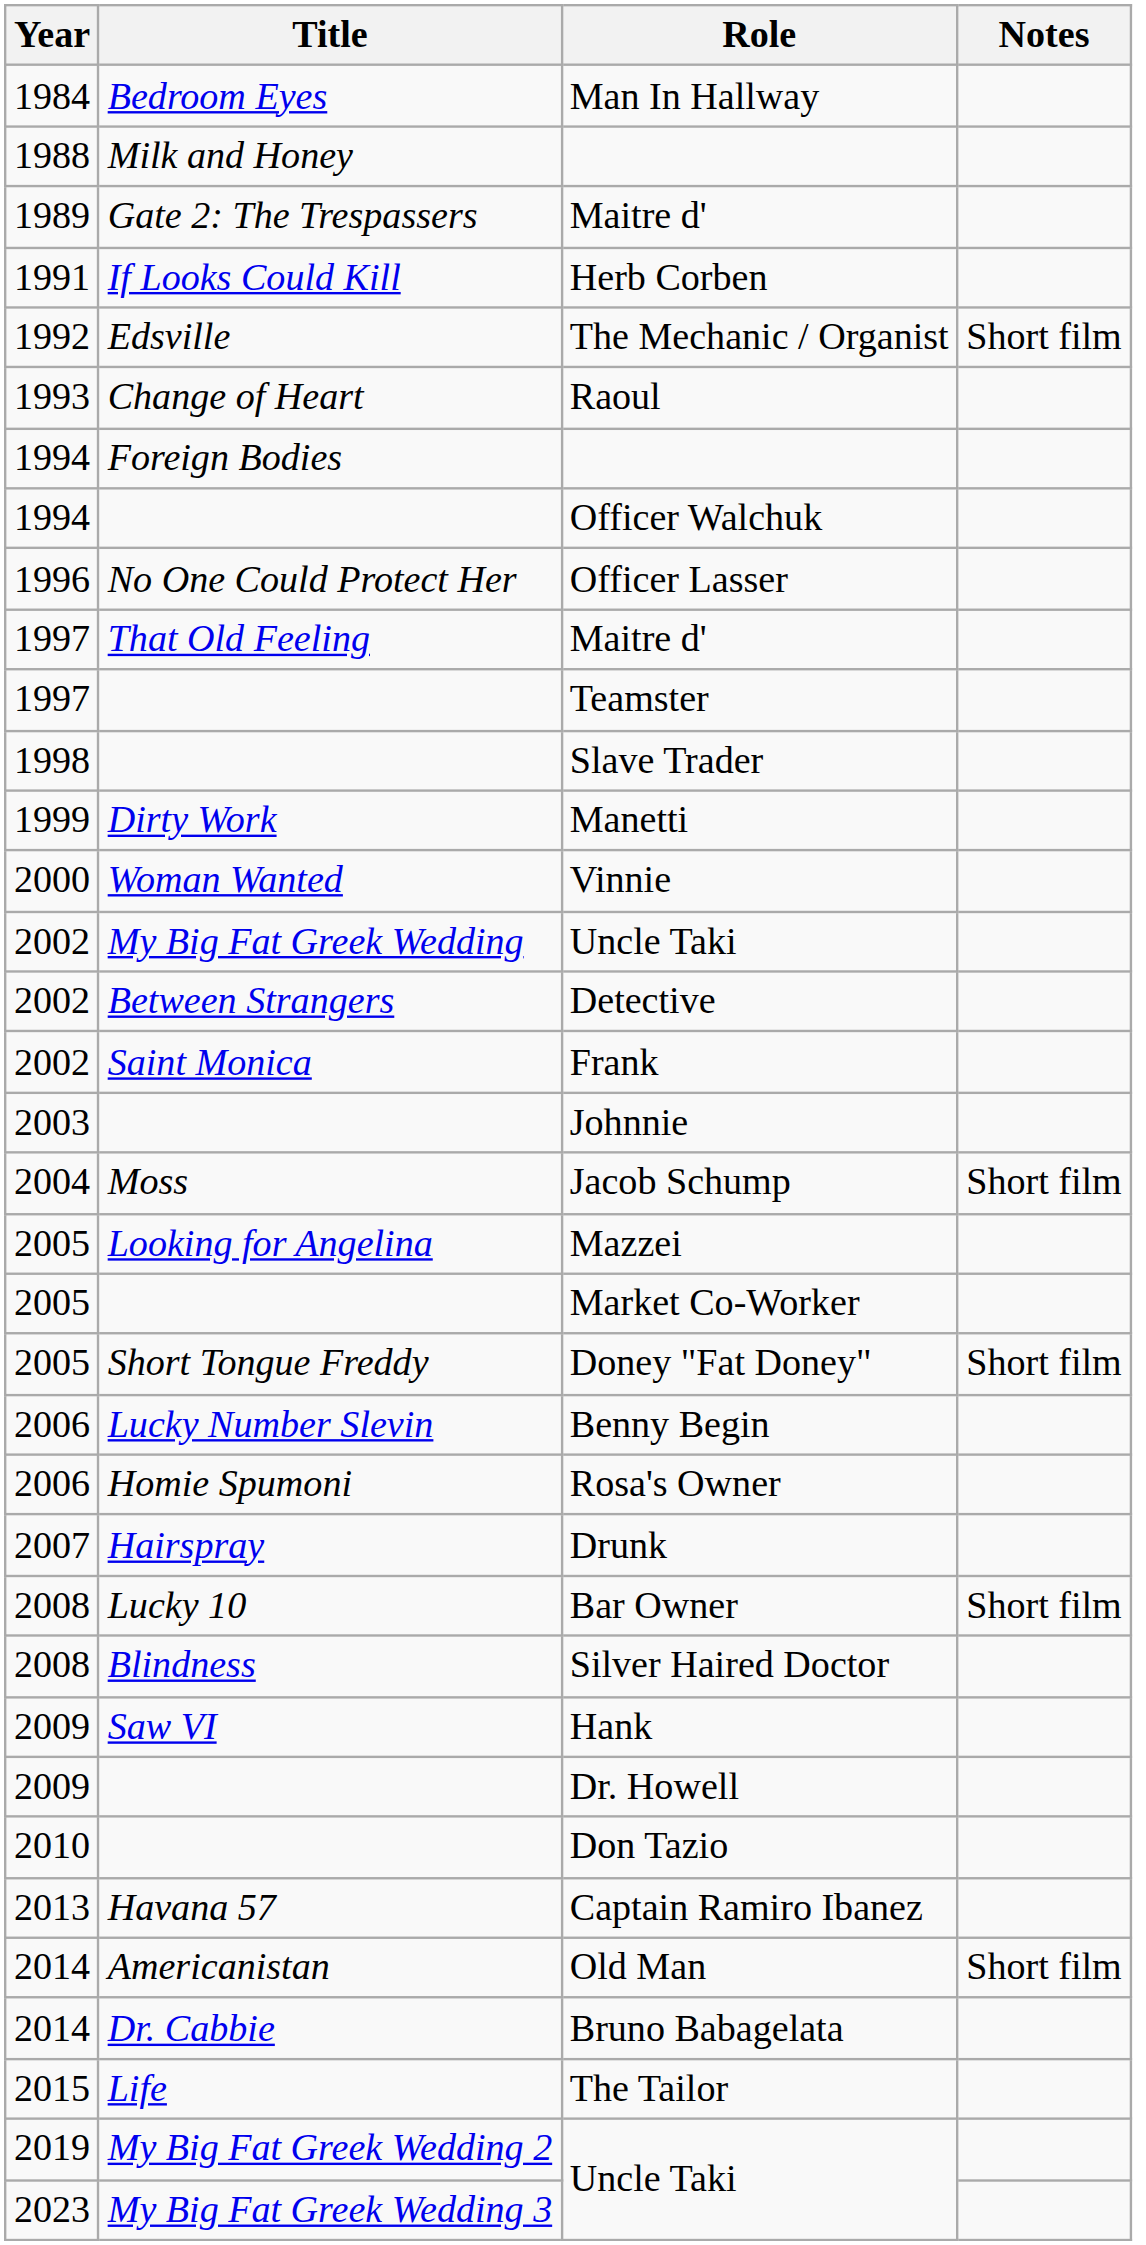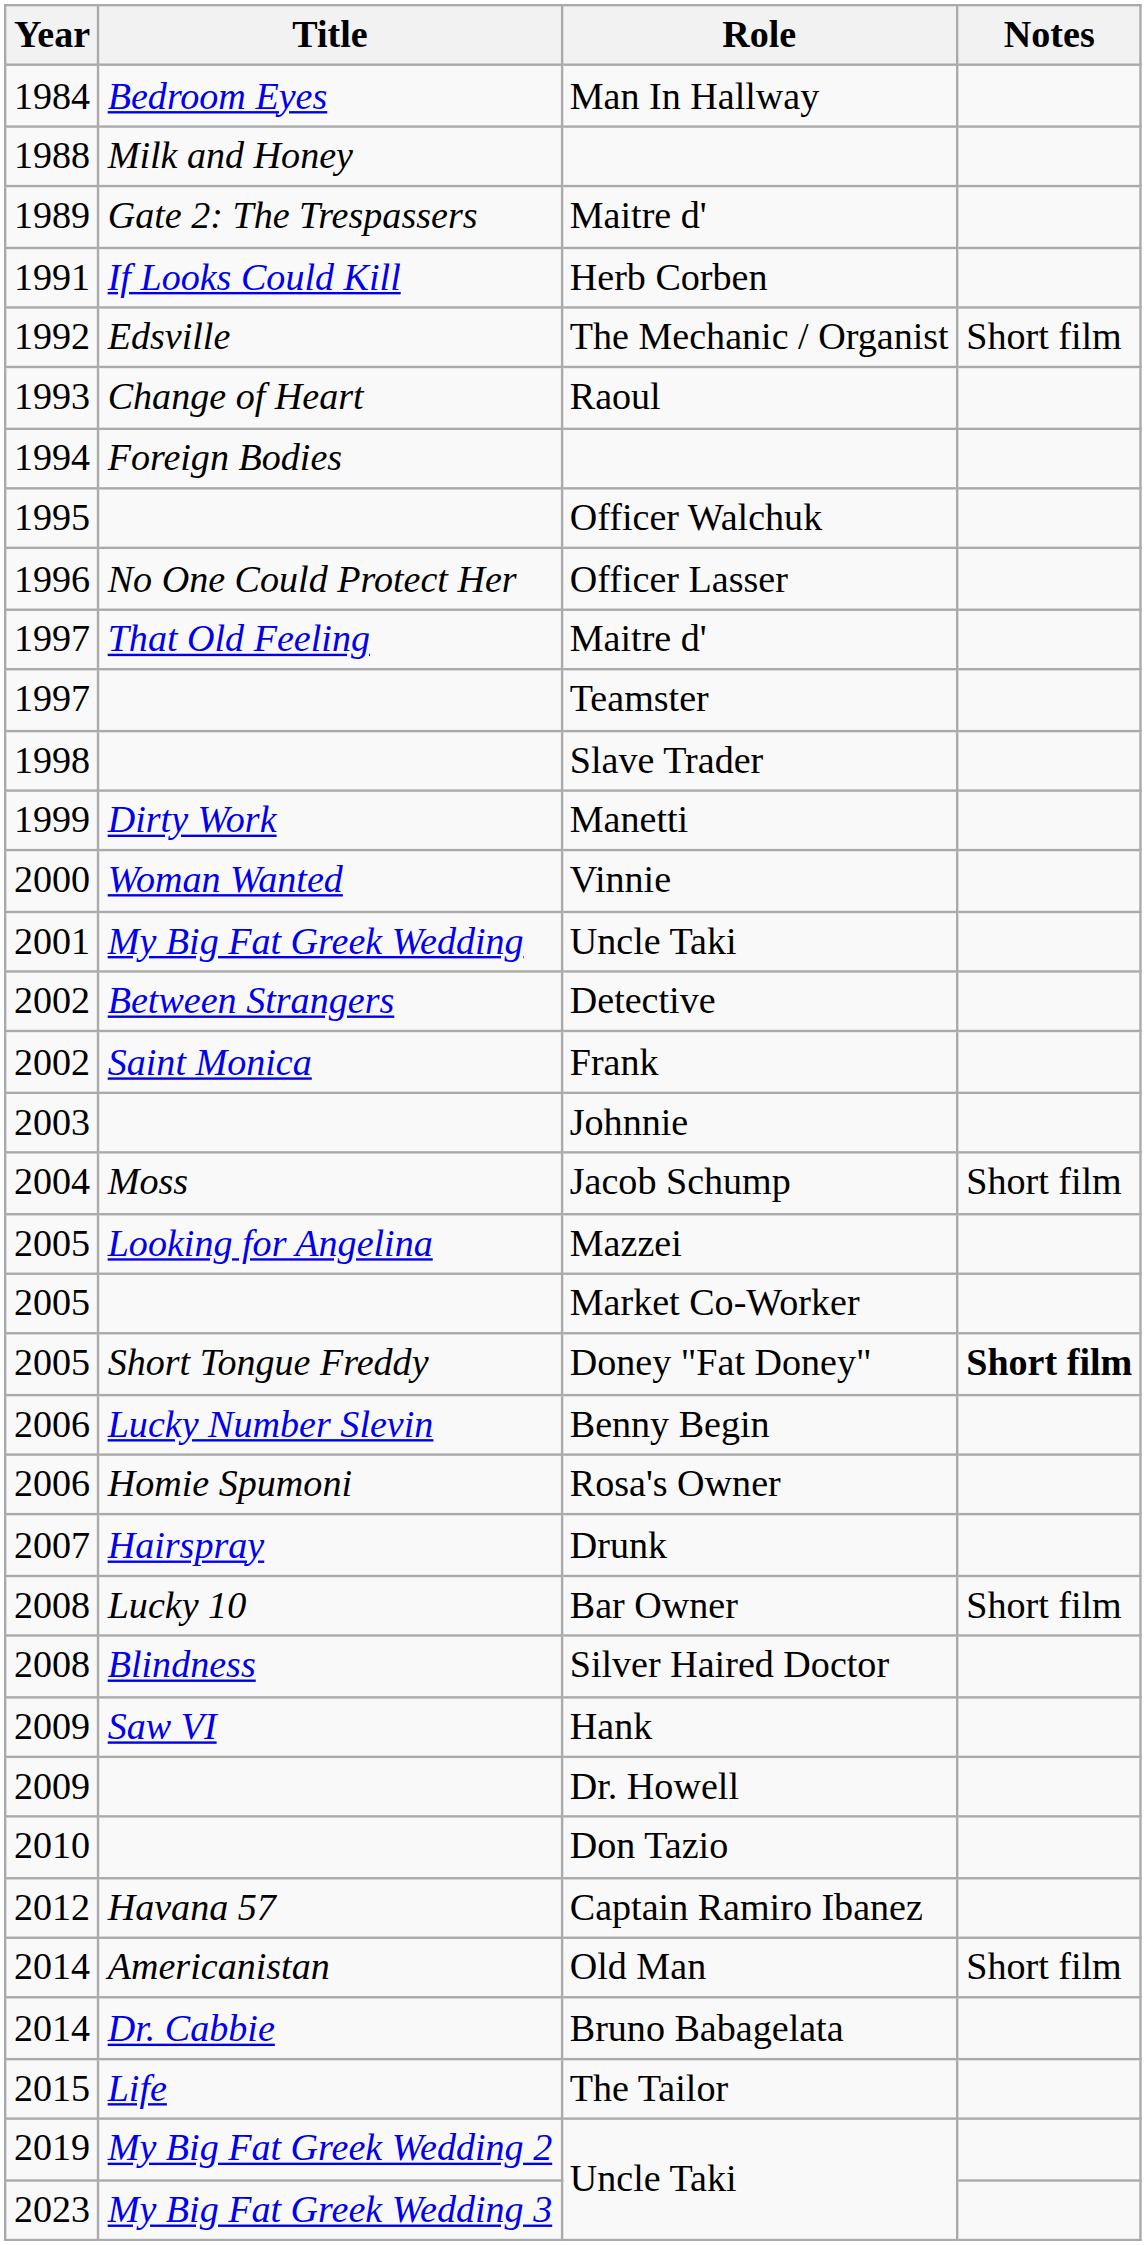(52, 517) 1994 -> (52, 517) 1995
(52, 940) 2002 -> (52, 940) 2001
(1044, 1363) normal -> (1049, 1363) bold
(52, 1906) 2013 -> (52, 1906) 2012
